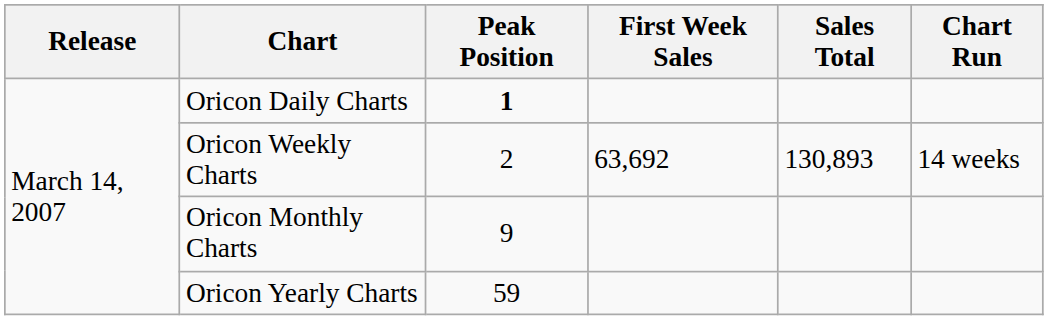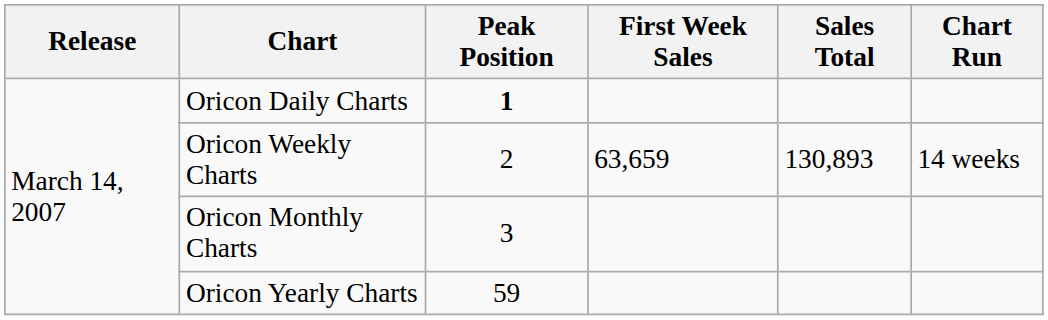(632, 159) 63,692 -> (632, 159) 63,659
(507, 233) 9 -> (507, 233) 3
